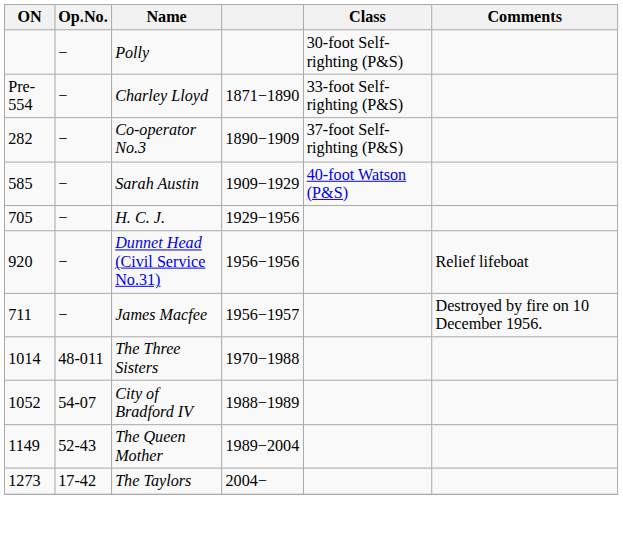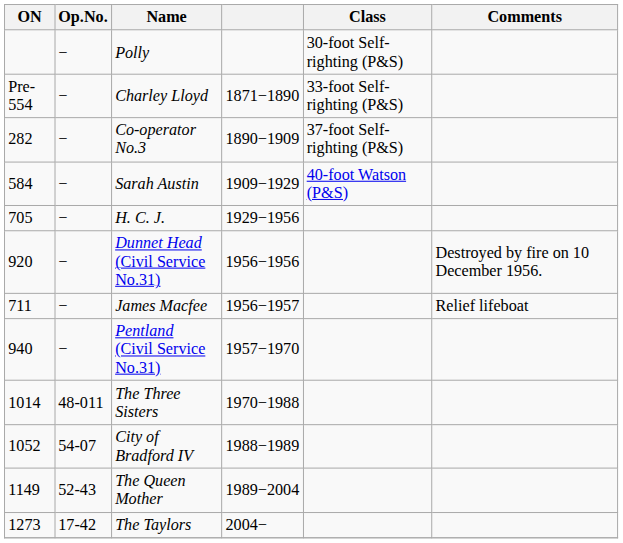(20, 183) 585 -> (20, 183) 584
(482, 261) Relief lifeboat -> (512, 261) Destroyed by fire on 10 December 1956.
(512, 314) Destroyed by fire on 10 December 1956. -> (482, 305) Relief lifeboat
+ row: (160, 349)
